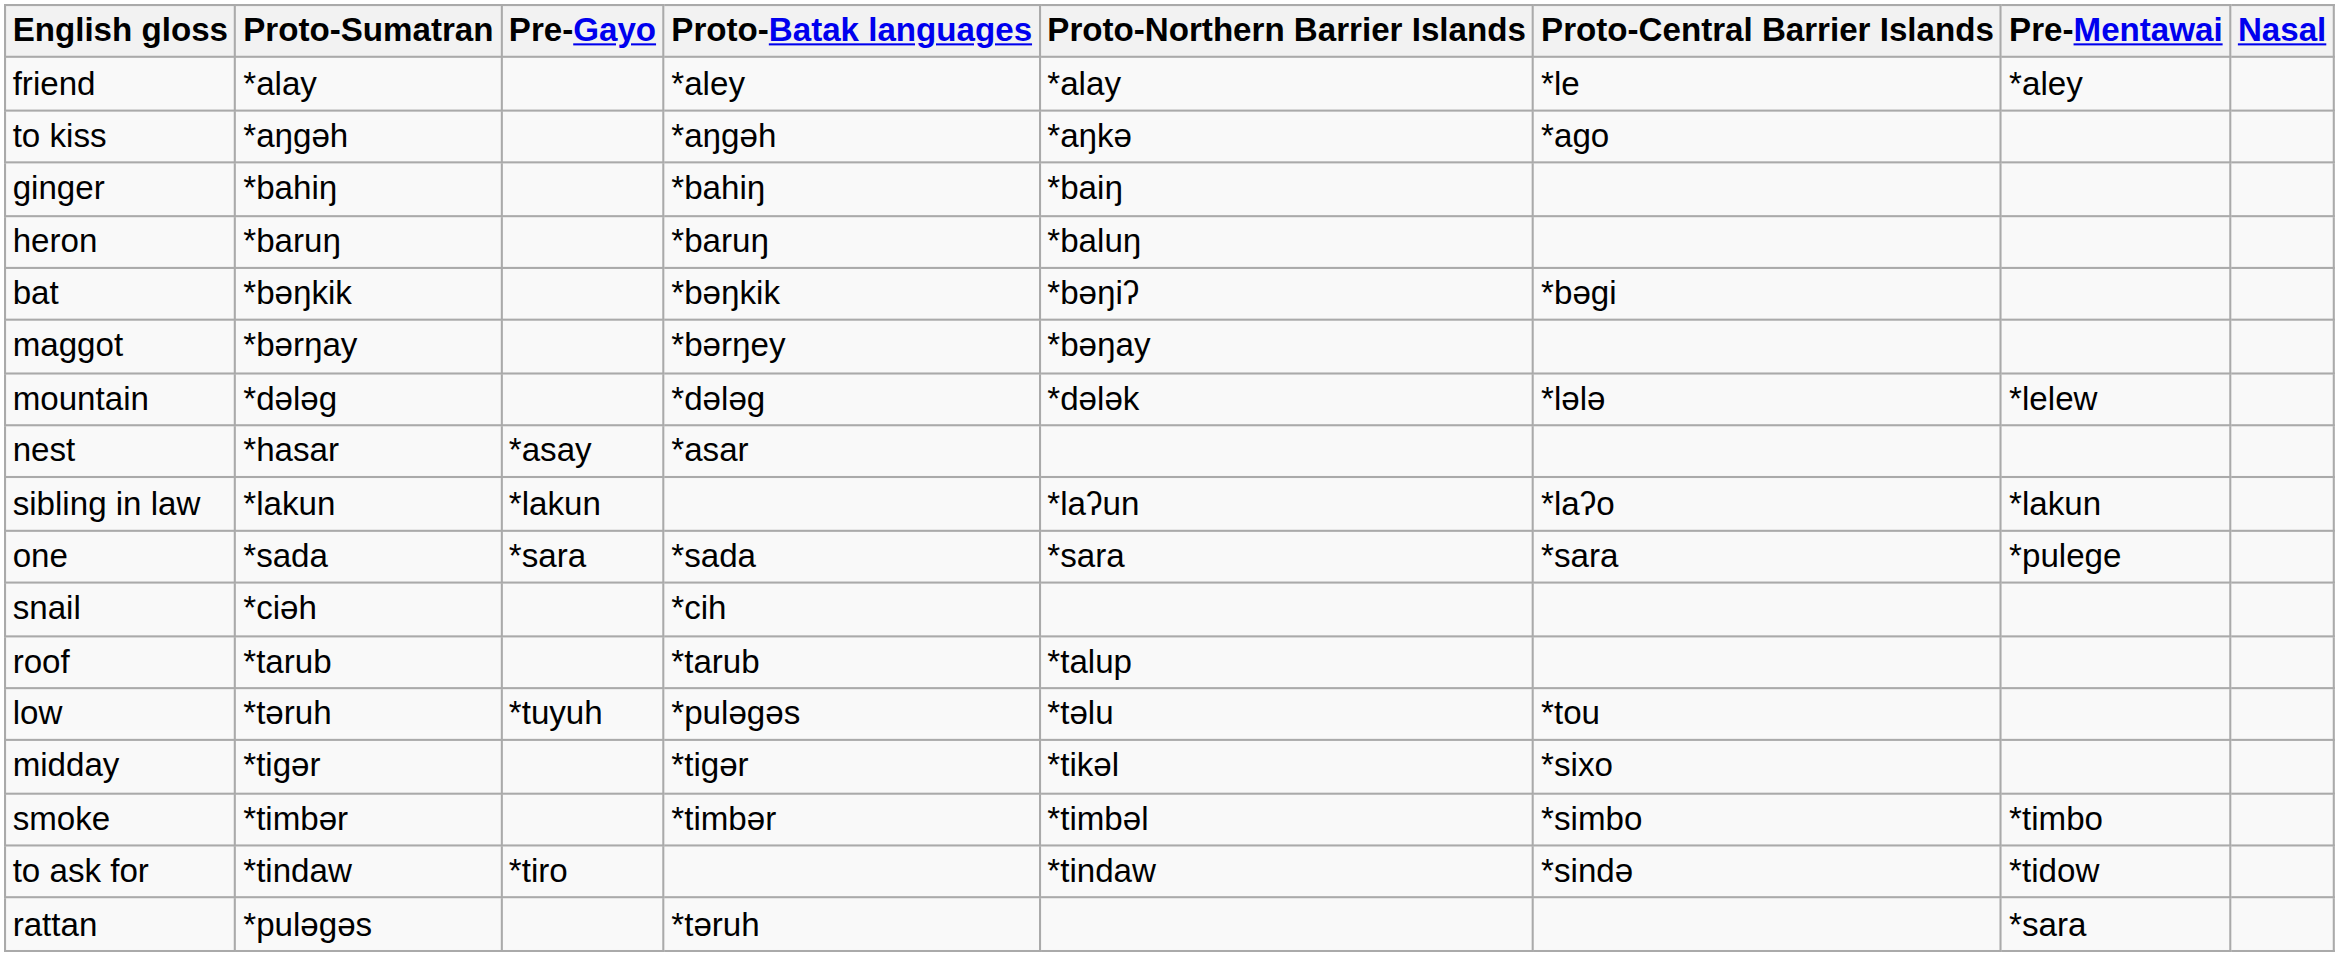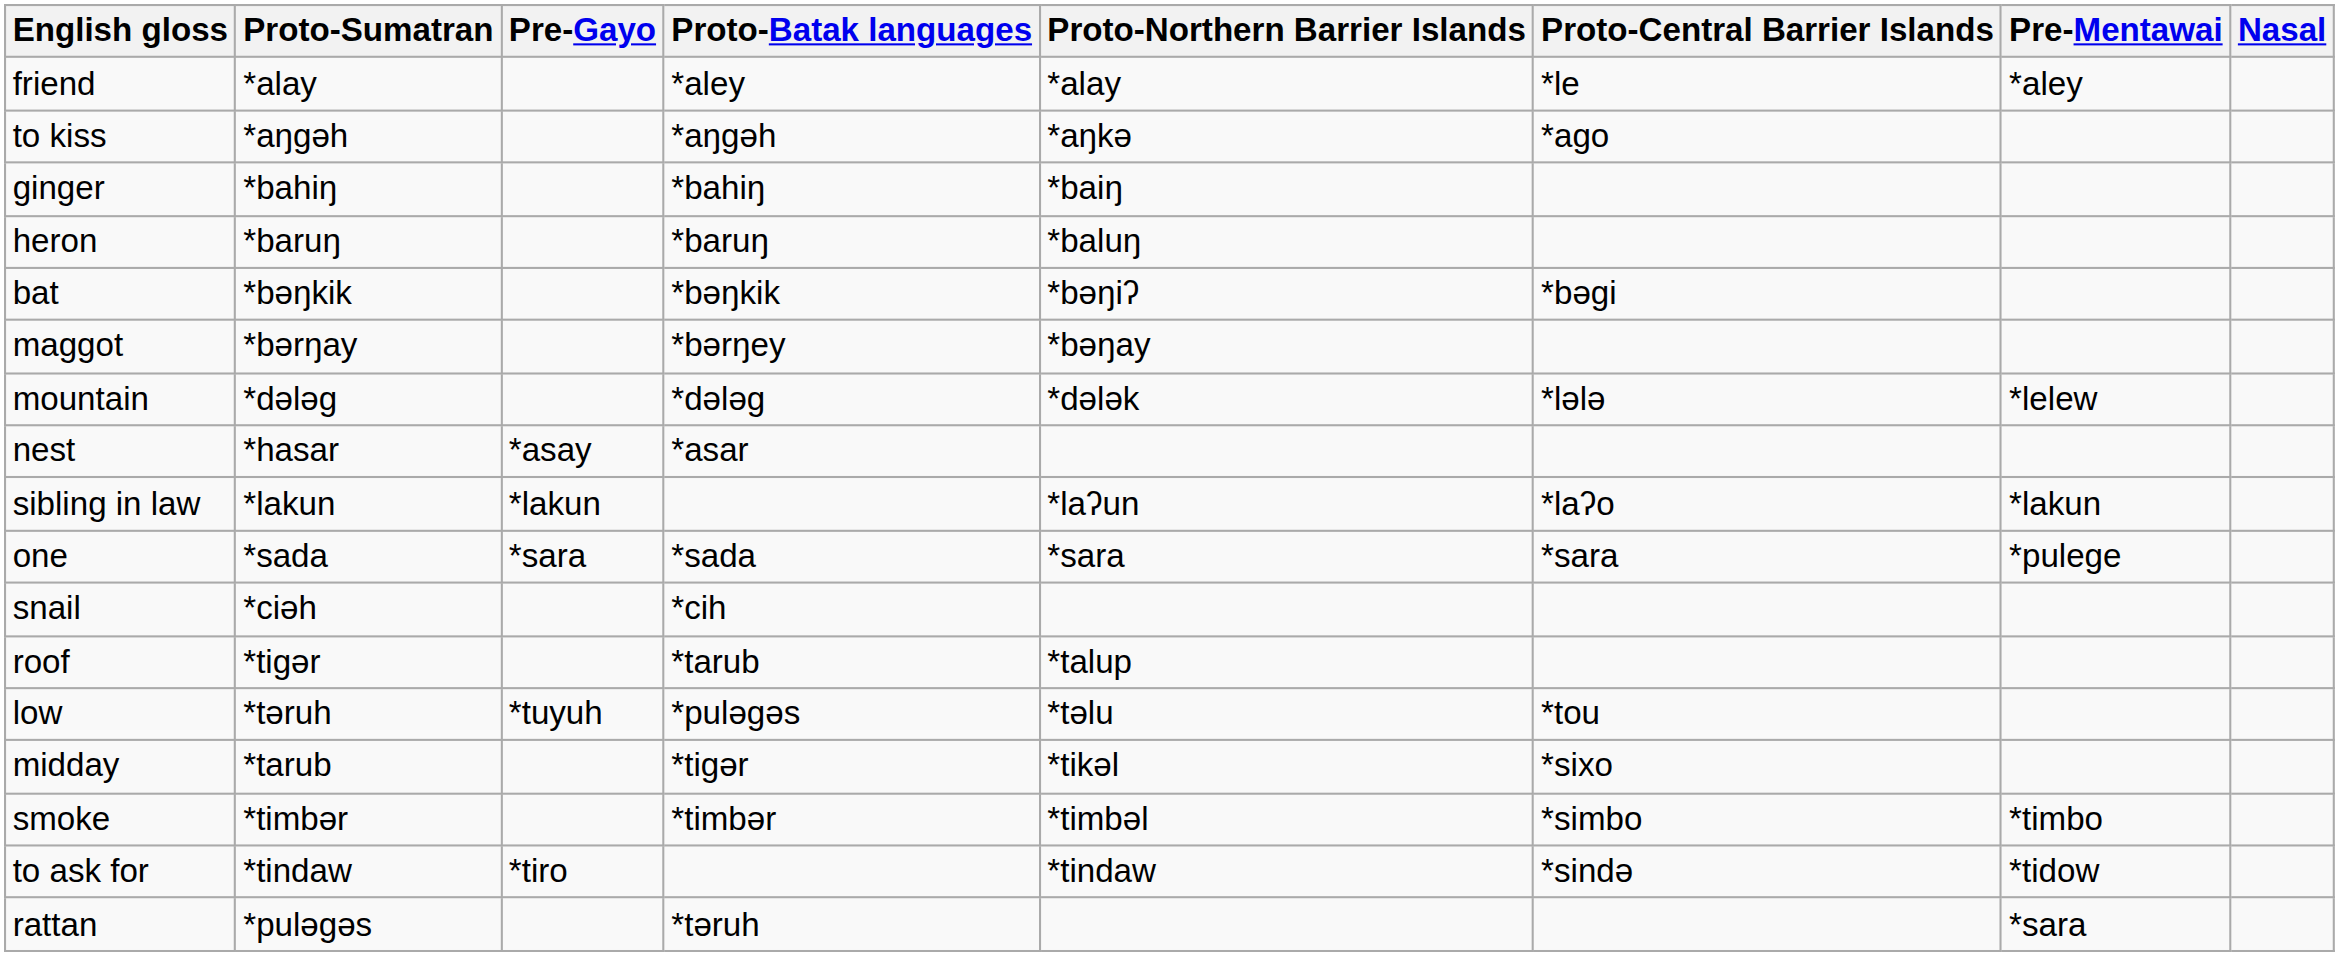(287, 661) *tarub -> (282, 661) *tigər
(282, 766) *tigər -> (287, 766) *tarub
